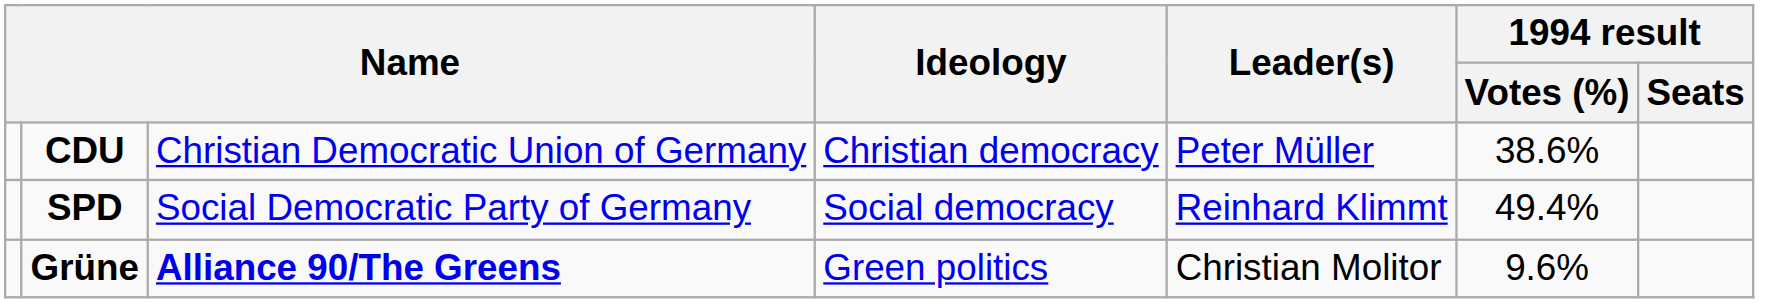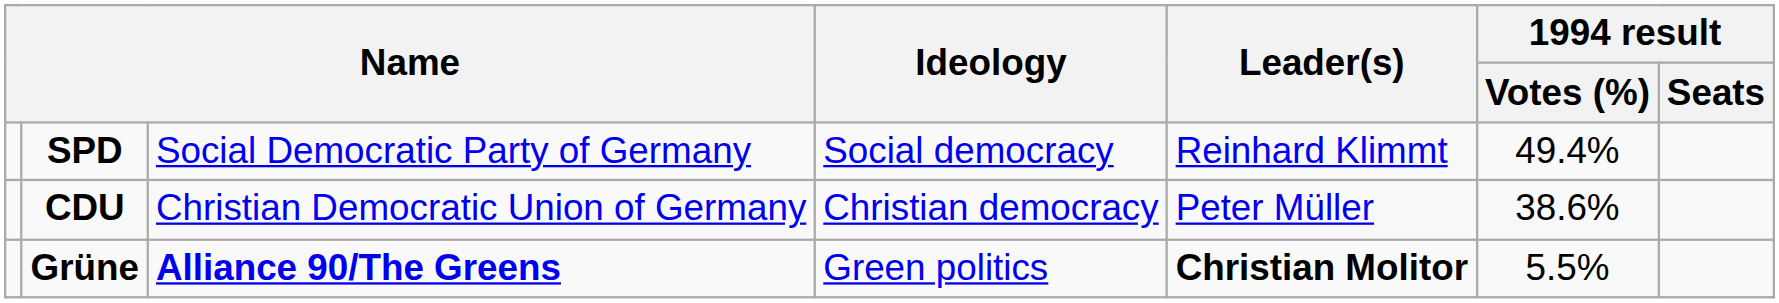rows swapped: (85, 208) <-> (85, 150)
(1309, 267) normal -> (1322, 267) bold
(1547, 267) 9.6% -> (1567, 267) 5.5%
